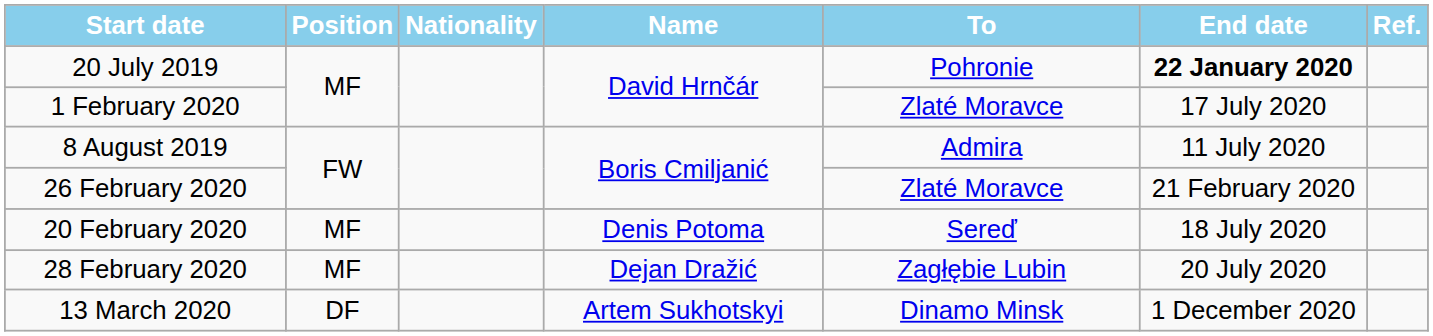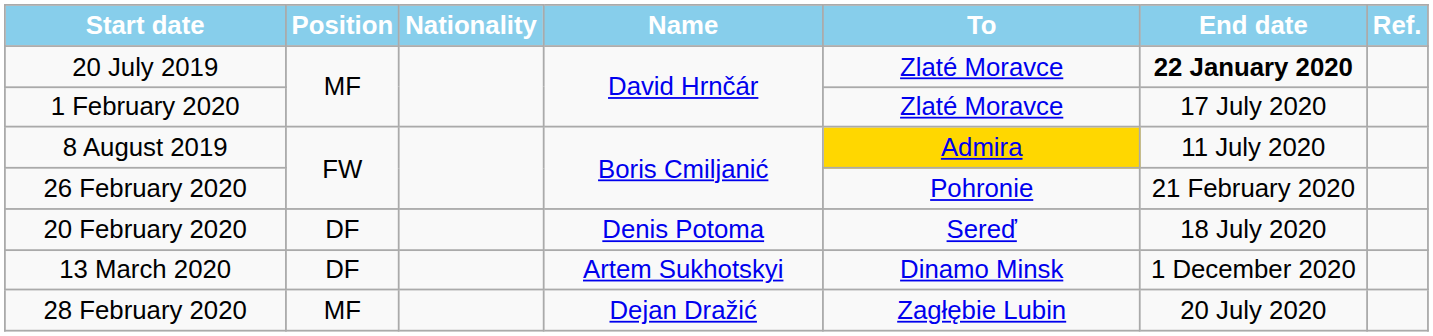(982, 66) Pohronie -> (982, 66) Zlaté Moravce
(982, 148) no background -> (982, 148) gold background
(982, 189) Zlaté Moravce -> (982, 189) Pohronie
(342, 229) MF -> (342, 229) DF
rows swapped: (145, 270) <-> (145, 311)
